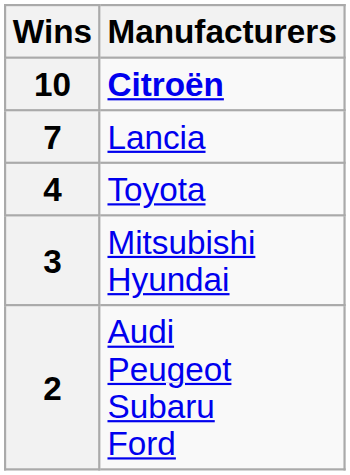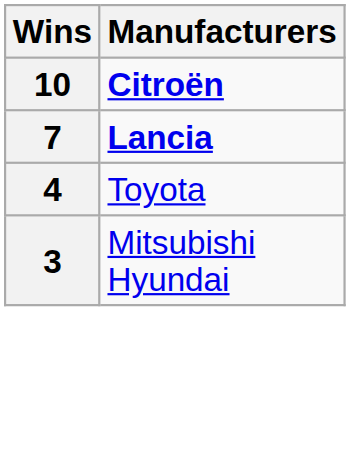(156, 137) normal -> (160, 137) bold
- row: (52, 388)
